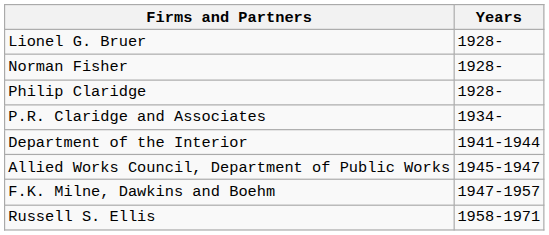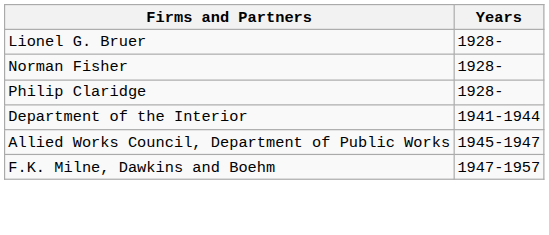- row: (137, 117)
- row: (82, 217)
